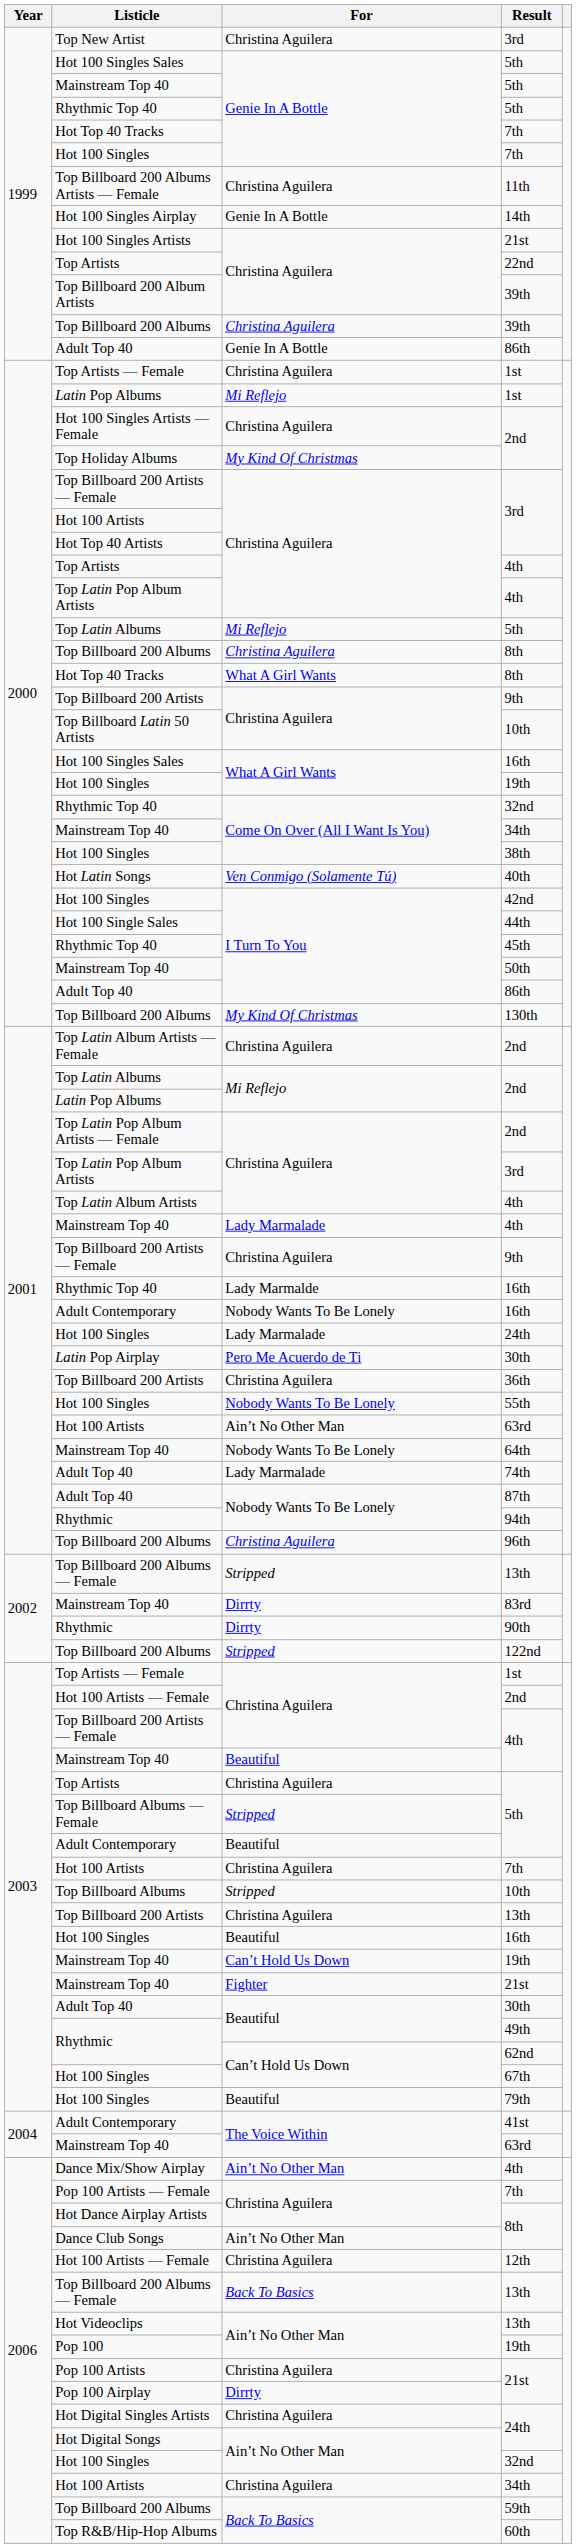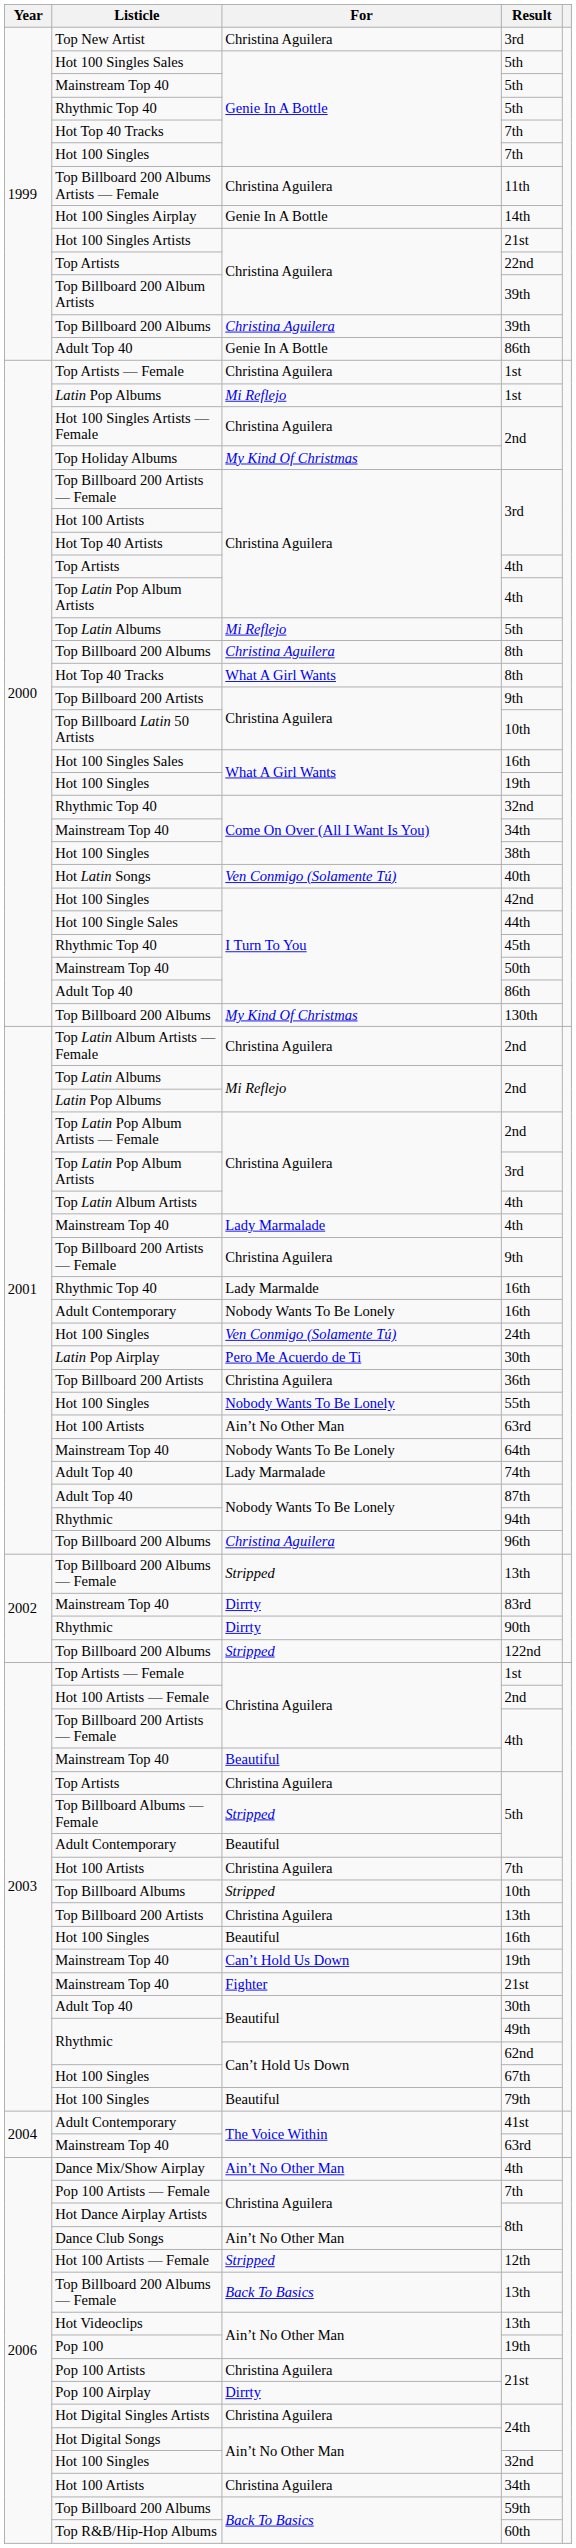(275, 1334) Lady Marmalade -> (311, 1334) Ven Conmigo (Solamente Tú)
(279, 2261) Christina Aguilera -> (250, 2261) Stripped
